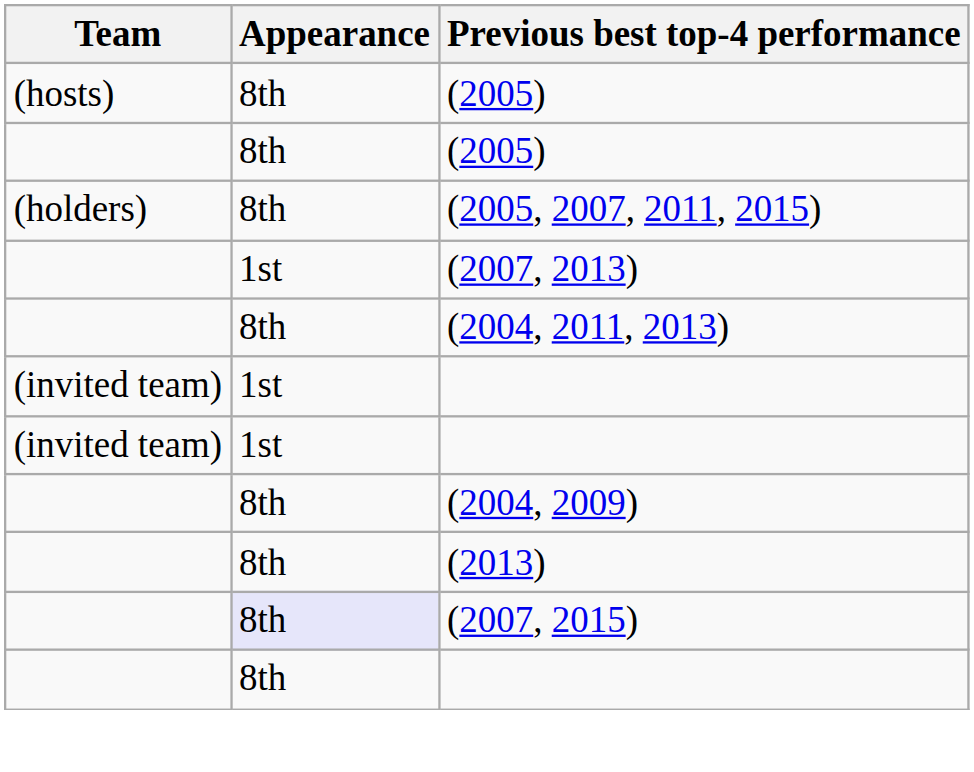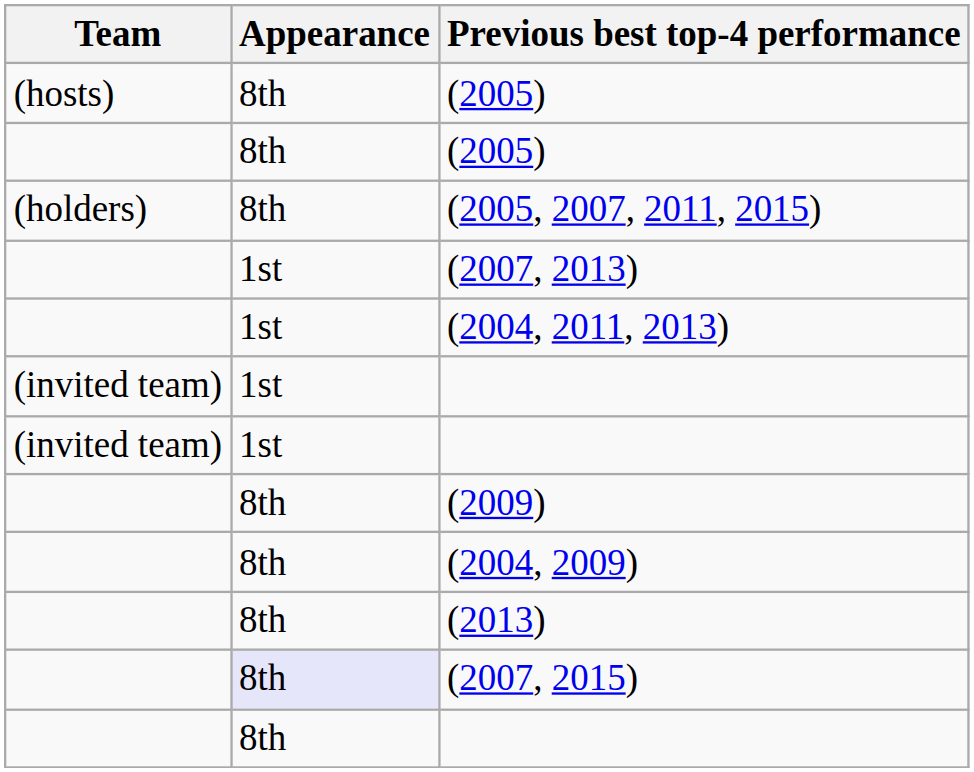(263, 326) 8th -> (261, 326) 1st
+ row: (118, 503)
